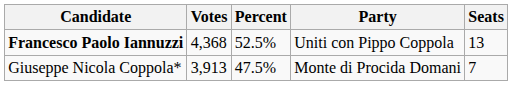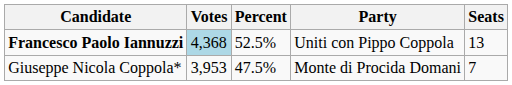(209, 42) no background -> (209, 42) lightblue background
(209, 67) 3,913 -> (209, 67) 3,953
